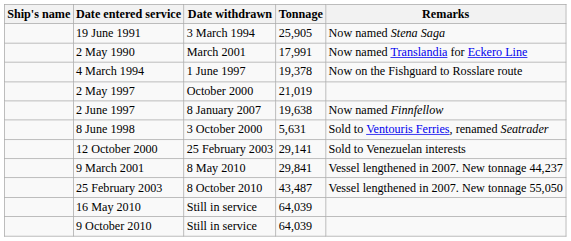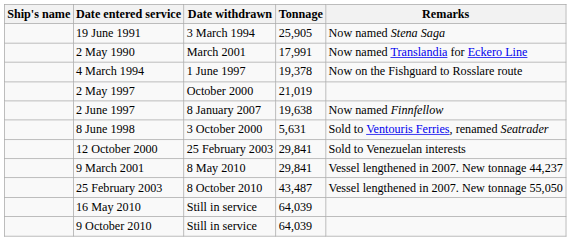(295, 149) 29,141 -> (295, 149) 29,841
